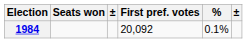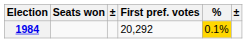(137, 29) 20,092 -> (137, 29) 20,292
(217, 29) no background -> (217, 29) gold background
